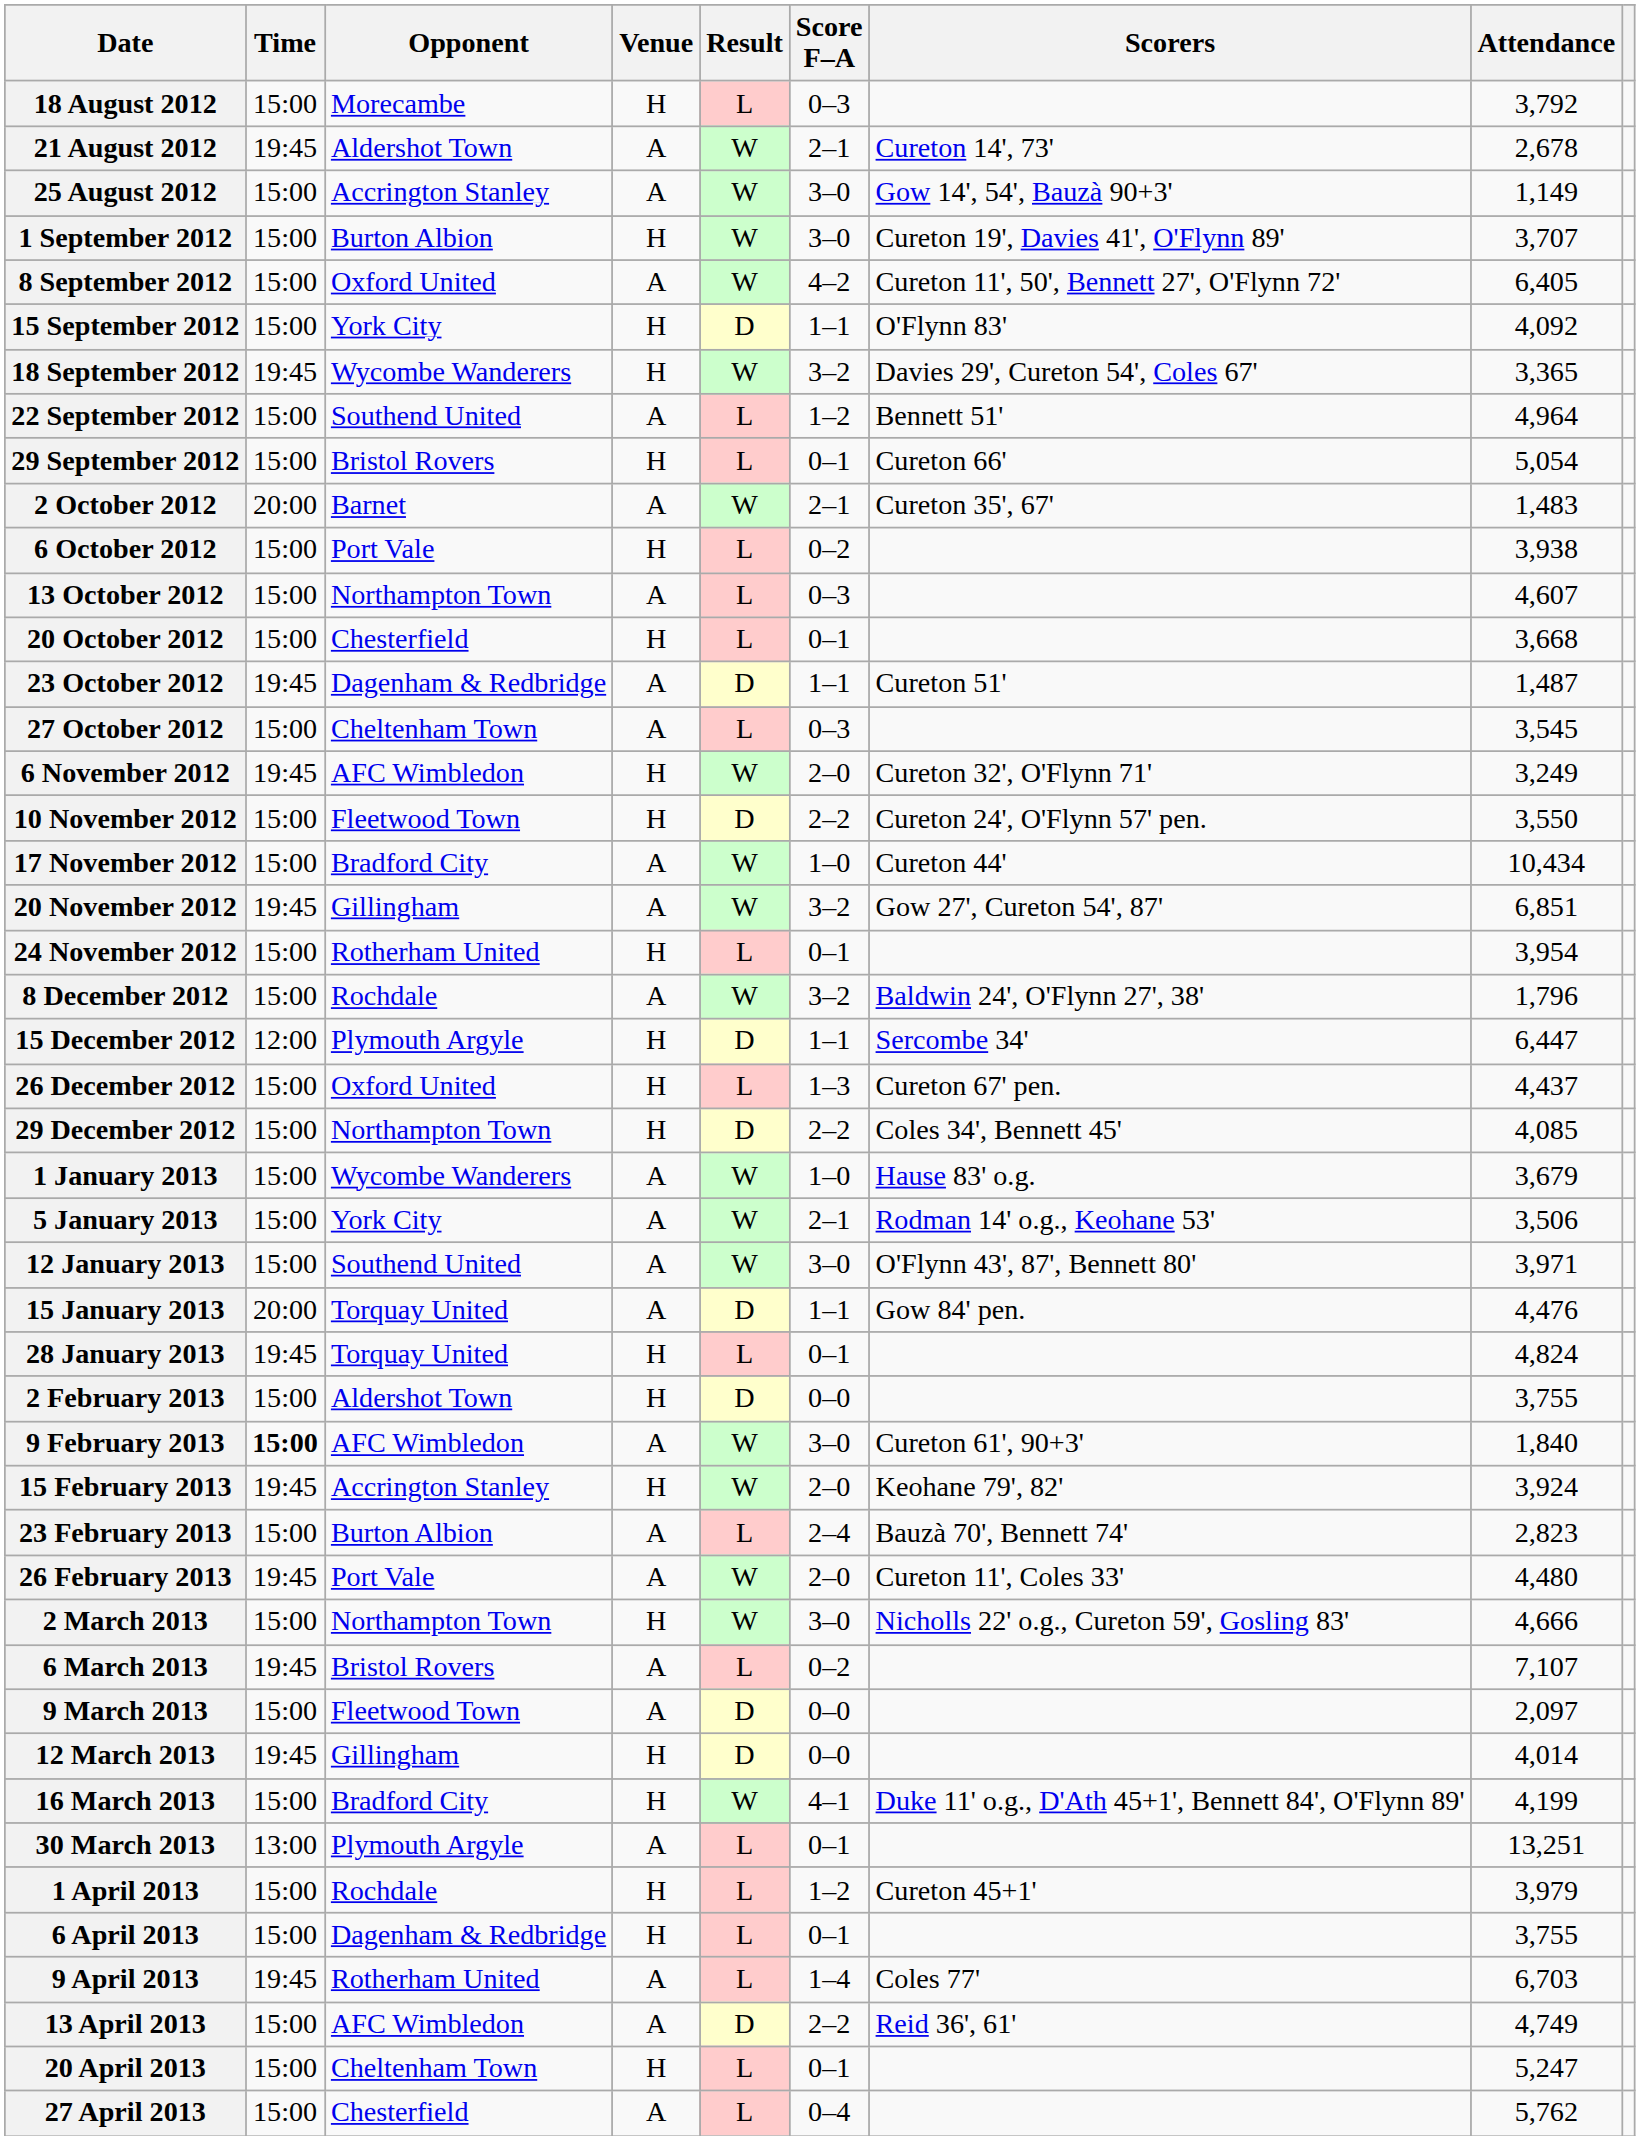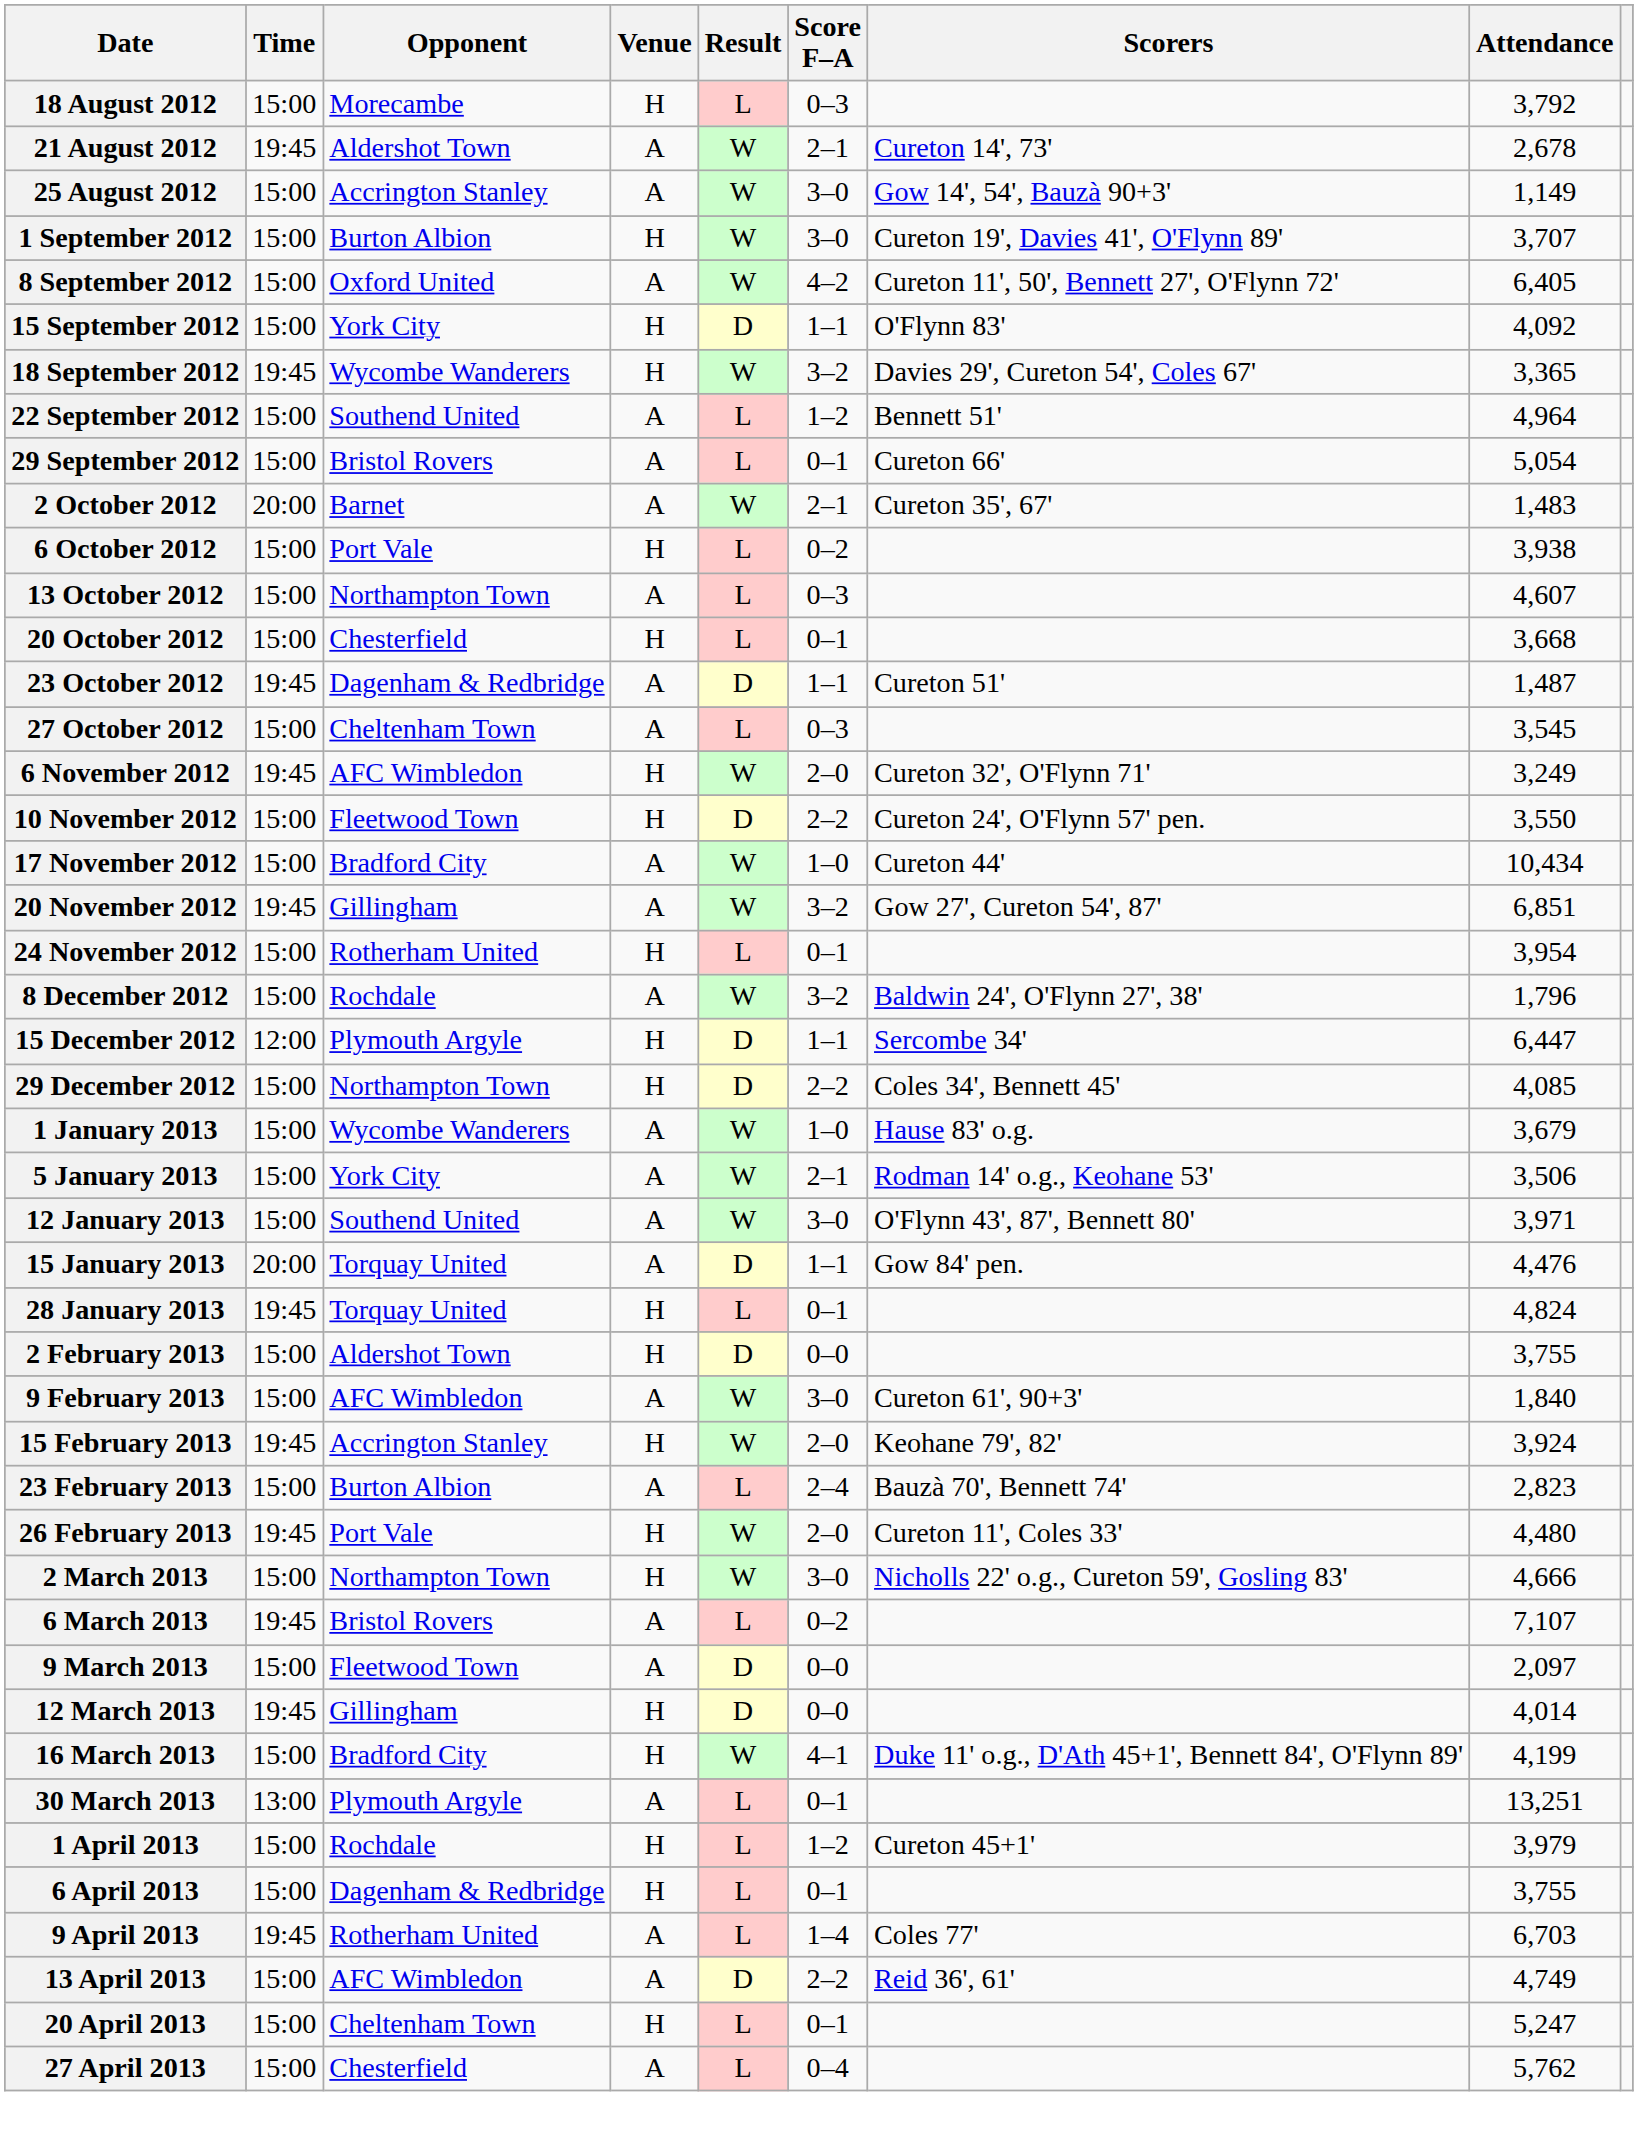(656, 460) H -> (655, 460) A
- row: (125, 1085)
(285, 1442) bold -> (284, 1398) normal
(656, 1576) A -> (655, 1532) H
